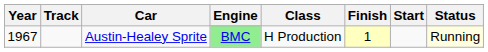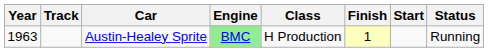(22, 37) 1967 -> (22, 37) 1963
(455, 37) lightyellow background -> (455, 37) no background
